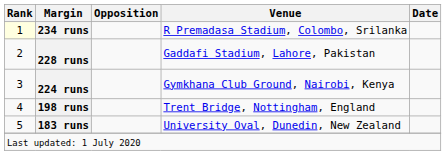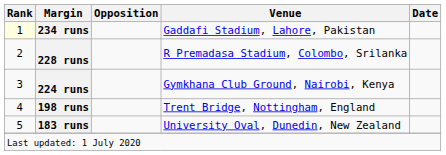(285, 30) R Premadasa Stadium, Colombo, Srilanka -> (269, 30) Gaddafi Stadium, Lahore, Pakistan
(269, 54) Gaddafi Stadium, Lahore, Pakistan -> (285, 54) R Premadasa Stadium, Colombo, Srilanka
